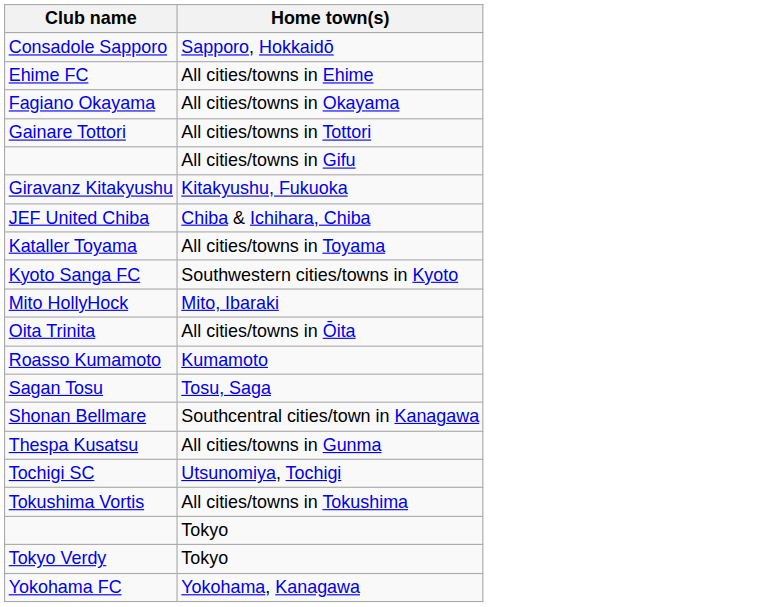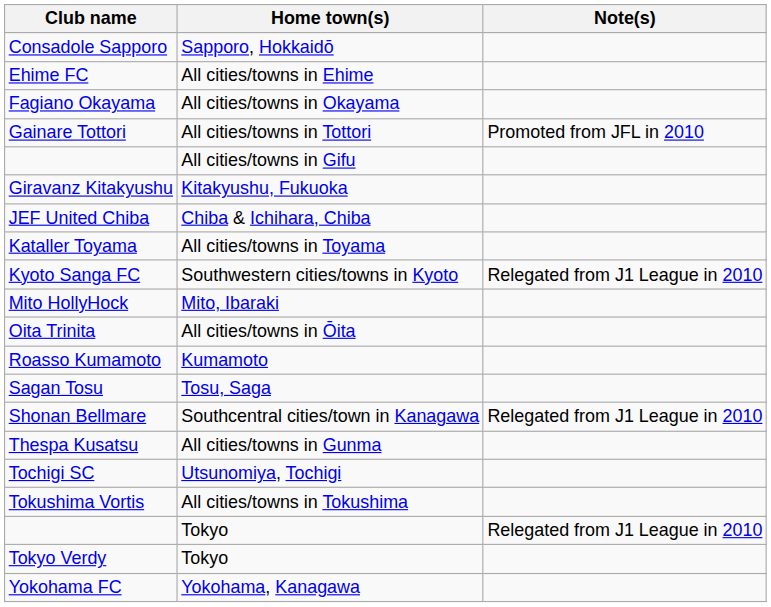+ column: (625, 18)
